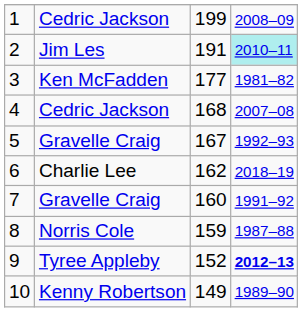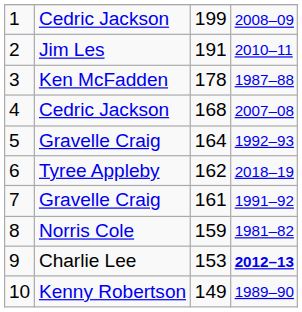(264, 50) paleturquoise background -> (264, 50) no background
(211, 79) 177 -> (211, 79) 178
(264, 80) 1981–82 -> (264, 80) 1987–88
(211, 140) 167 -> (211, 140) 164
(88, 170) Charlie Lee -> (99, 170) Tyree Appleby
(211, 200) 160 -> (211, 200) 161
(264, 231) 1987–88 -> (264, 231) 1981–82
(99, 261) Tyree Appleby -> (88, 261) Charlie Lee
(211, 261) 152 -> (211, 261) 153
